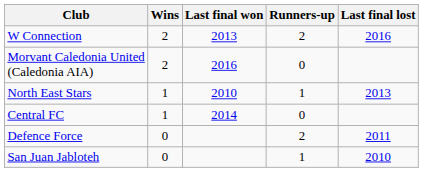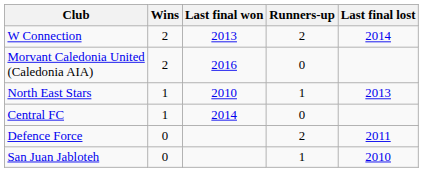(378, 36) 2016 -> (378, 36) 2014
